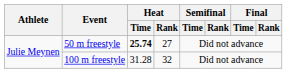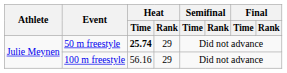(167, 44) 27 -> (167, 44) 29
(141, 60) 31.28 -> (141, 60) 56.16
(167, 60) 32 -> (167, 60) 29
